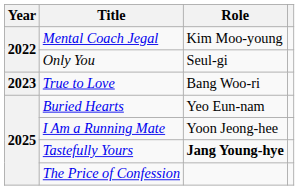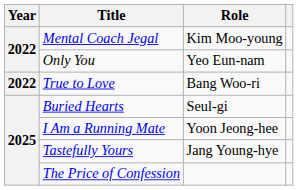(207, 60) Seul-gi -> (226, 60) Yeo Eun-nam
(22, 83) 2023 -> (22, 83) 2022
(226, 106) Yeo Eun-nam -> (207, 106) Seul-gi
(235, 151) bold -> (232, 151) normal
